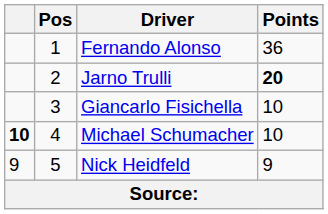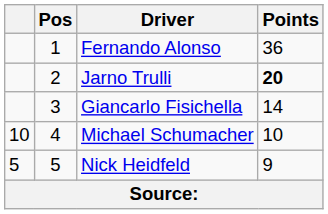(273, 106) 10 -> (273, 106) 14
(19, 135) bold -> (19, 135) normal
(14, 165) 9 -> (14, 165) 5
